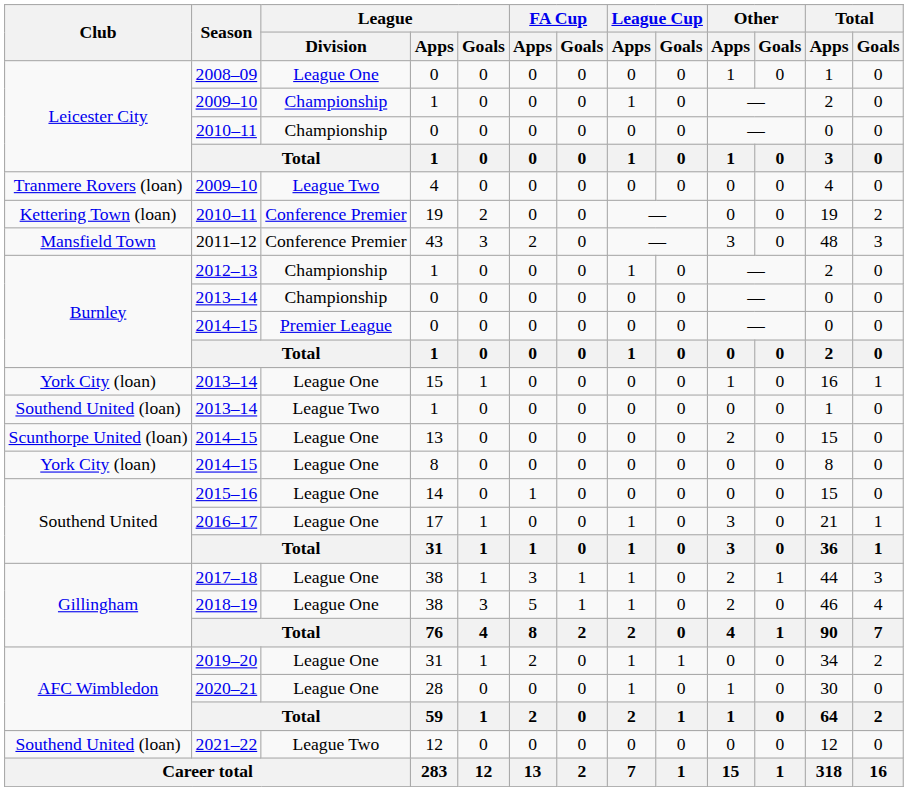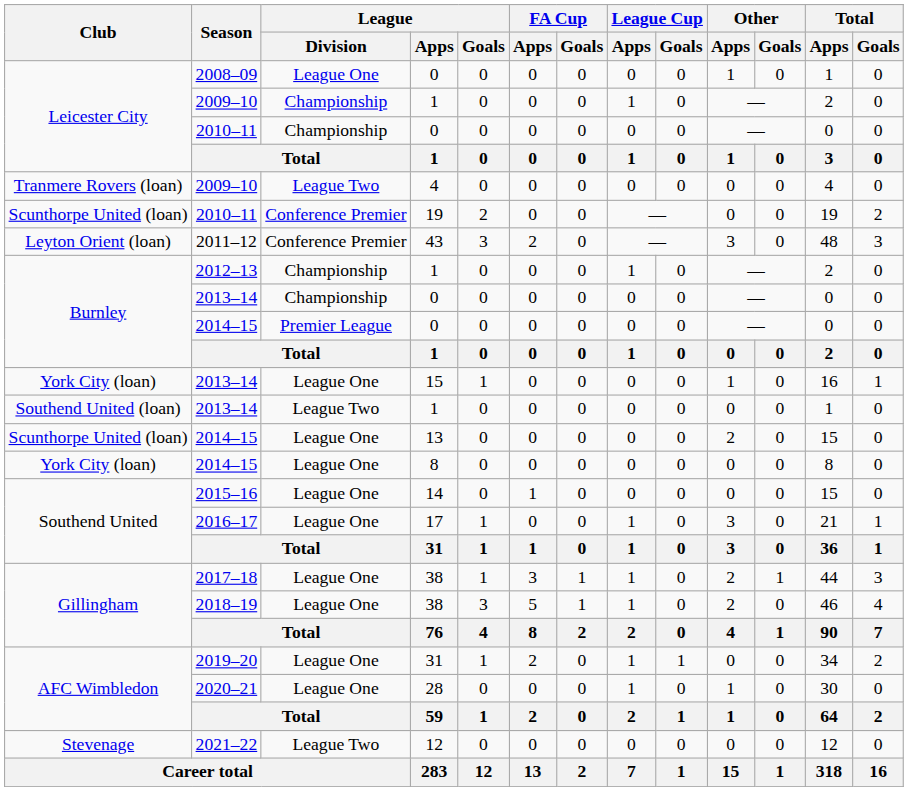(98, 213) Kettering Town (loan) -> (98, 213) Scunthorpe United (loan)
(98, 241) Mansfield Town -> (98, 241) Leyton Orient (loan)
(98, 744) Southend United (loan) -> (98, 744) Stevenage
